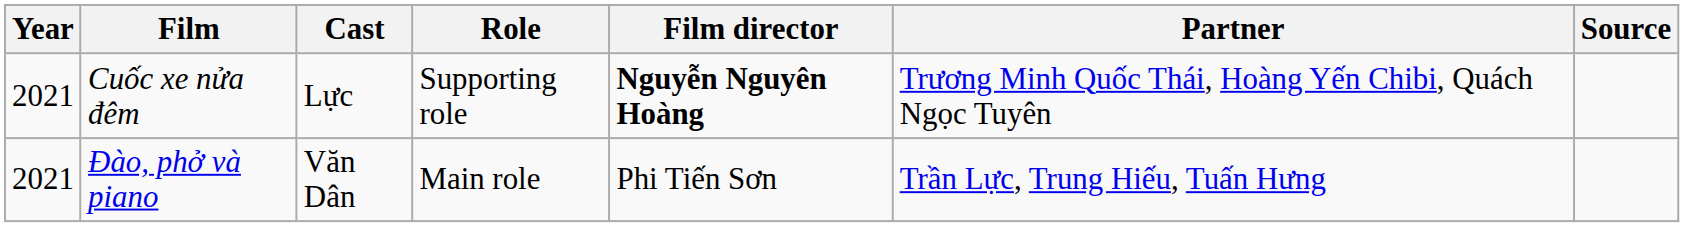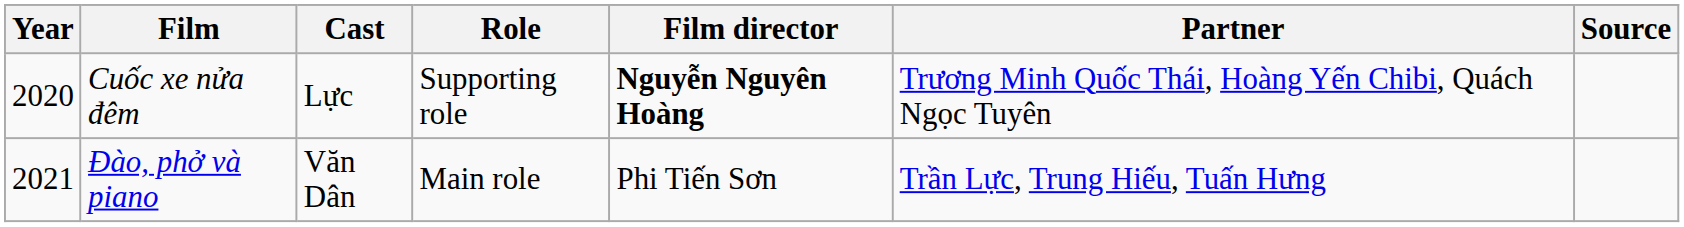(43, 95) 2021 -> (43, 95) 2020
